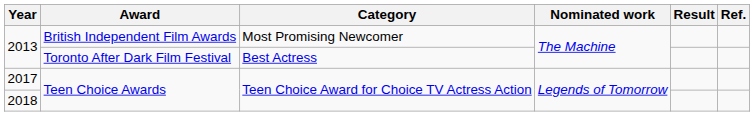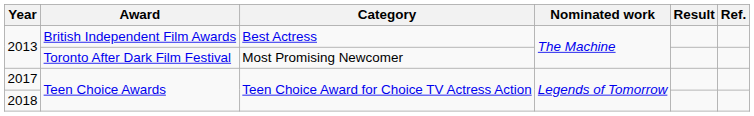(323, 36) Most Promising Newcomer -> (280, 36) Best Actress
(280, 57) Best Actress -> (323, 57) Most Promising Newcomer
